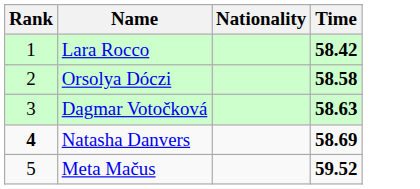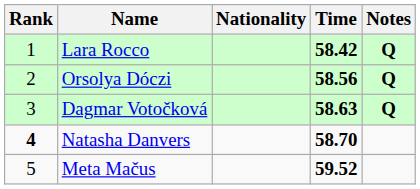+ column: (389, 19)
(336, 79) 58.58 -> (336, 79) 58.56
(336, 139) 58.69 -> (336, 139) 58.70
